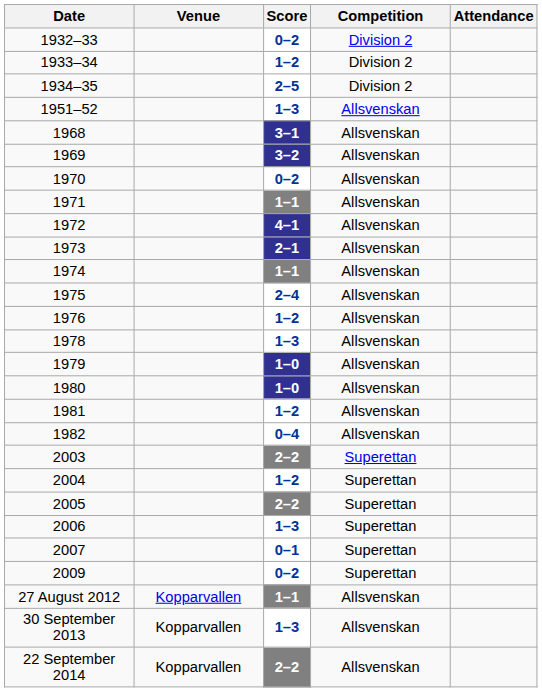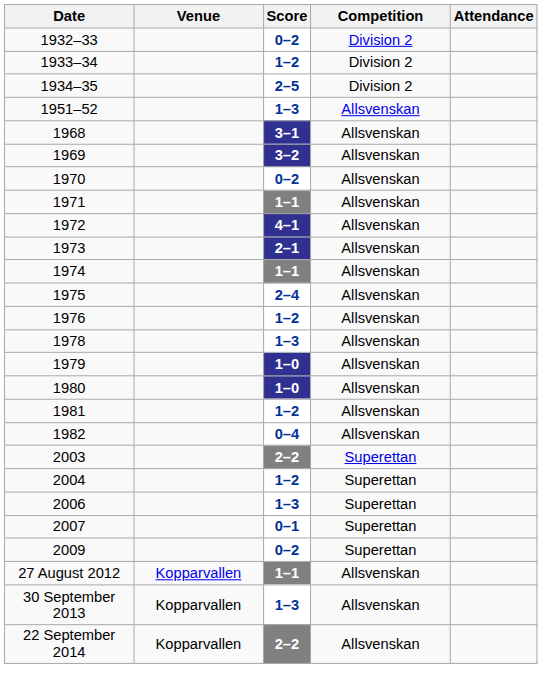- row: (69, 504)
